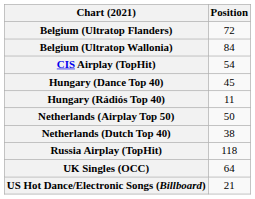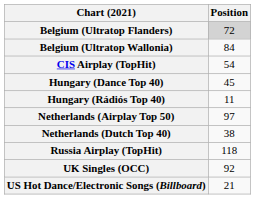(229, 30) no background -> (229, 30) lightgrey background
(229, 116) 50 -> (229, 116) 97
(229, 168) 64 -> (229, 168) 92
